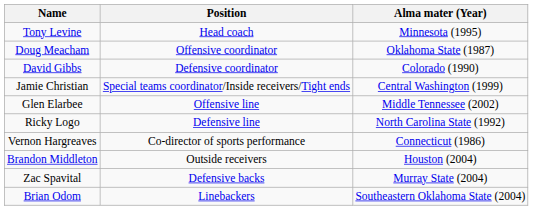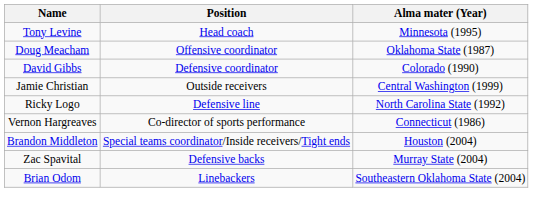(226, 86) Special teams coordinator/Inside receivers/Tight ends -> (226, 86) Outside receivers
- row: (52, 104)
(226, 159) Outside receivers -> (226, 141) Special teams coordinator/Inside receivers/Tight ends
